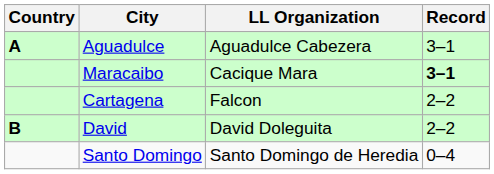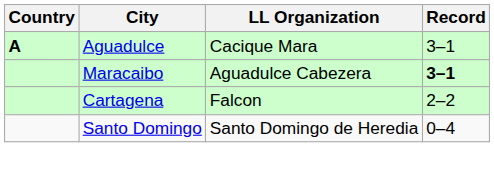(291, 45) Aguadulce Cabezera -> (264, 45) Cacique Mara
(264, 73) Cacique Mara -> (291, 73) Aguadulce Cabezera
- row: (105, 127)
